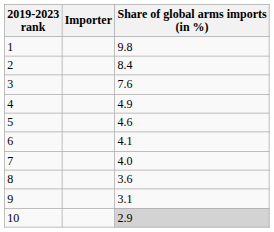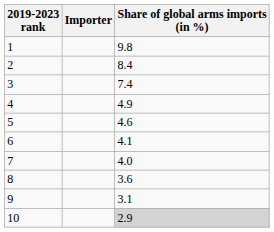(125, 84) 7.6 -> (125, 84) 7.4
